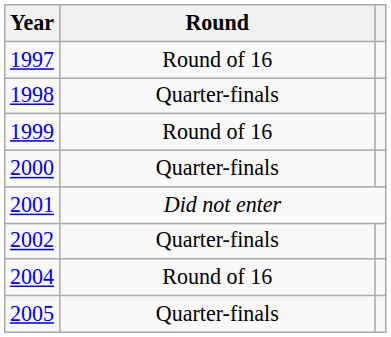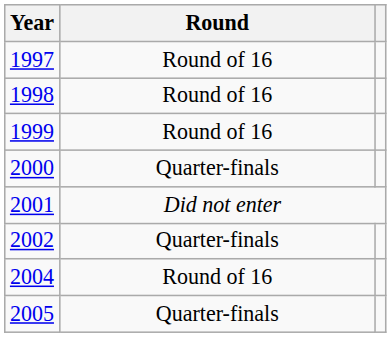(217, 95) Quarter-finals -> (217, 95) Round of 16
